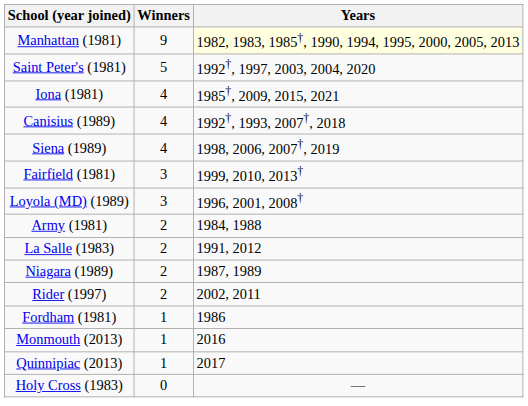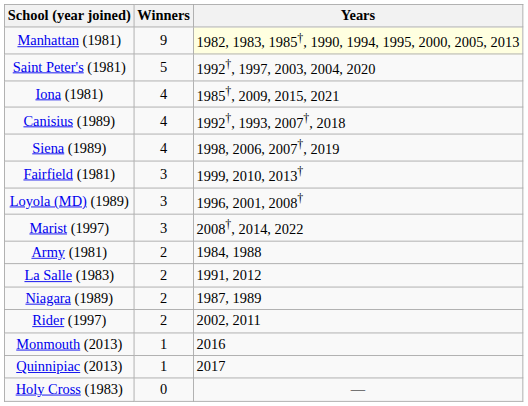+ row: (69, 227)
- row: (69, 317)
